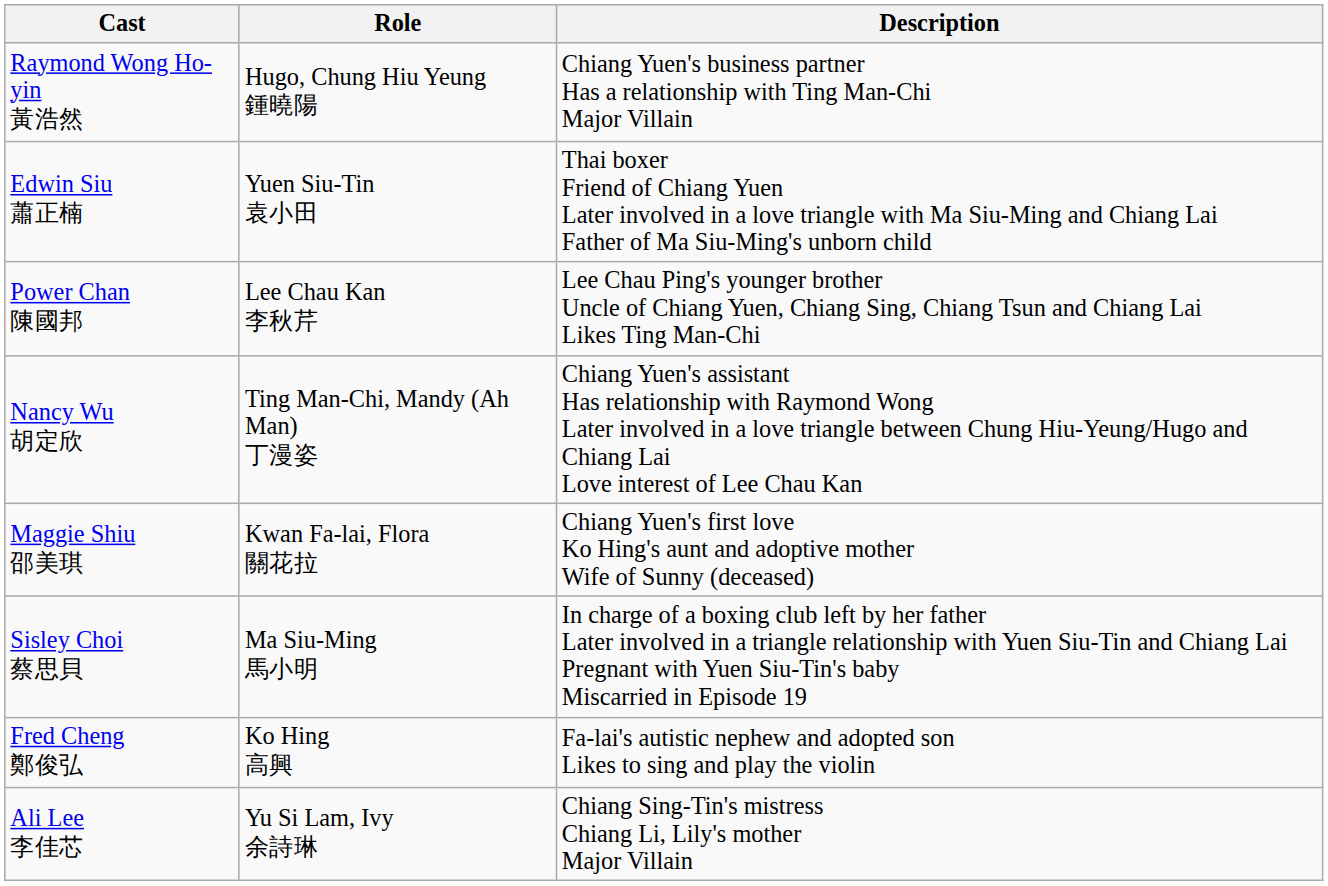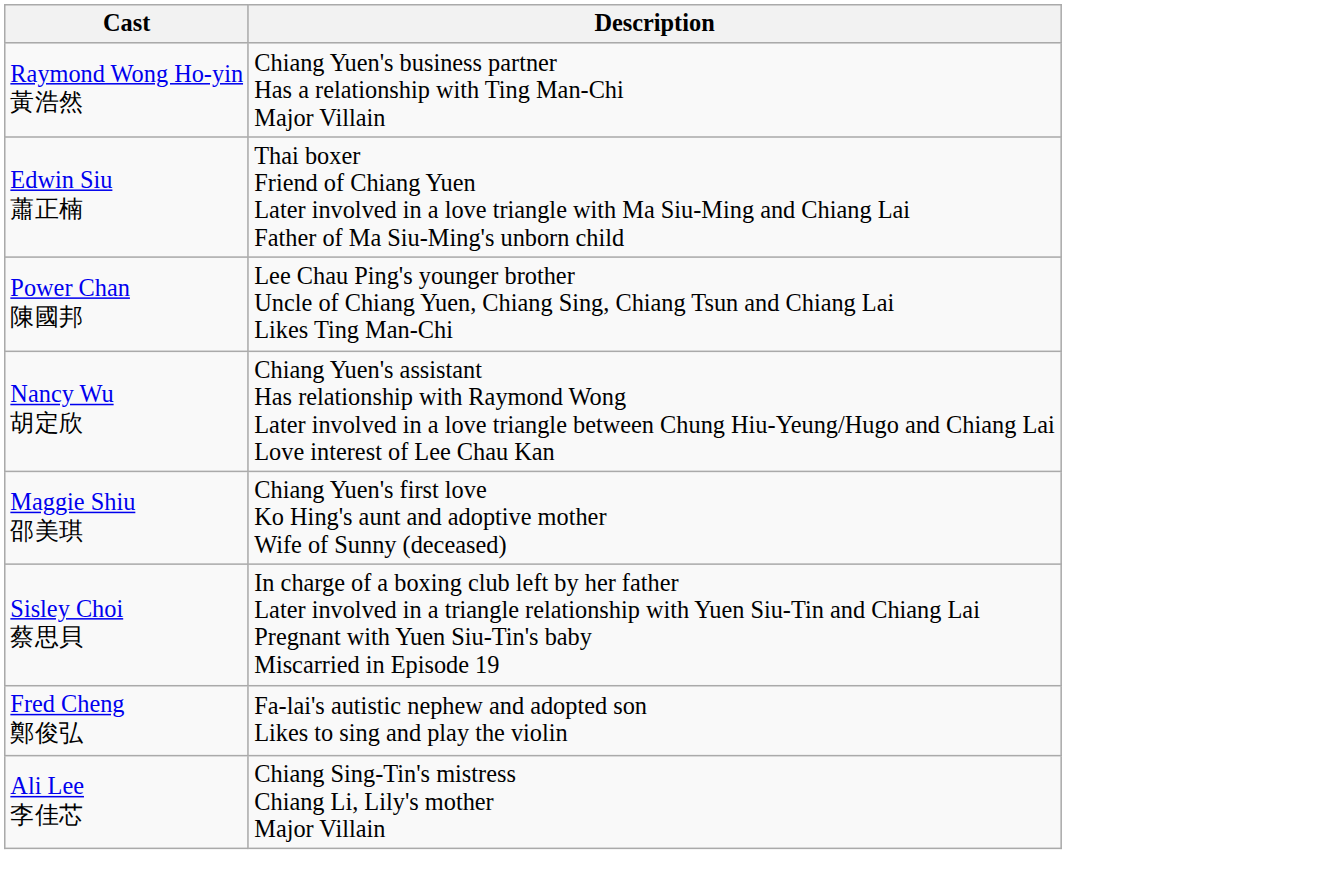- column: (398, 23)
